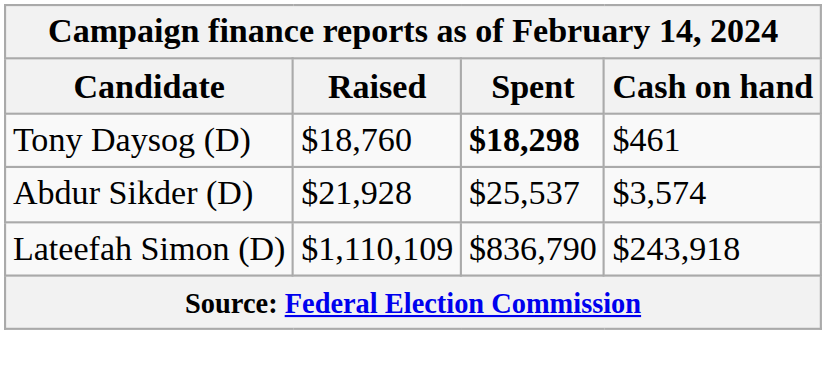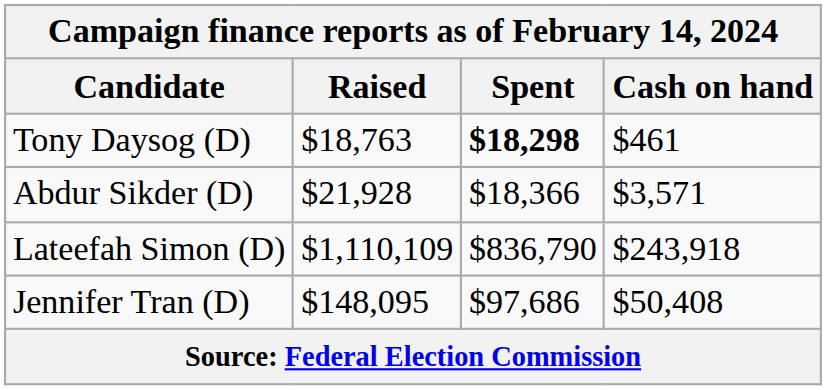(357, 139) $18,760 -> (357, 139) $18,763
(524, 193) $25,537 -> (524, 193) $18,366
(659, 193) $3,574 -> (659, 193) $3,571
+ row: (131, 301)
